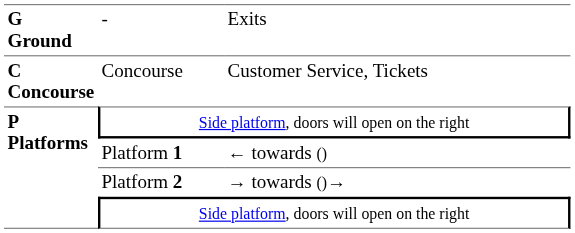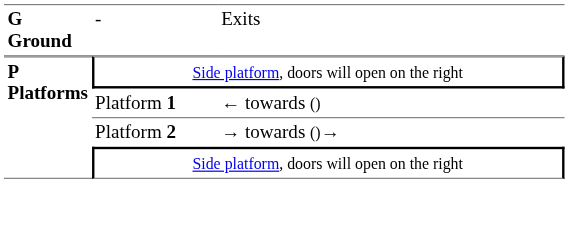- row: (142, 70)
